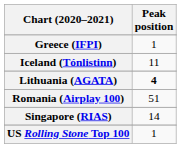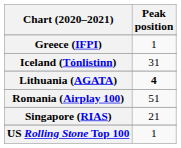(154, 62) 11 -> (154, 62) 31
(154, 116) 14 -> (154, 116) 21
